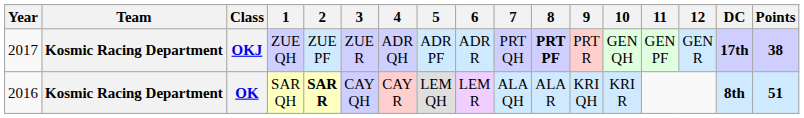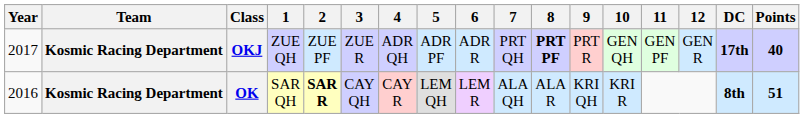(776, 49) 38 -> (776, 49) 40
